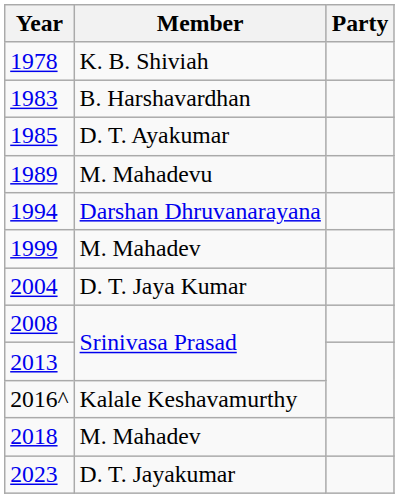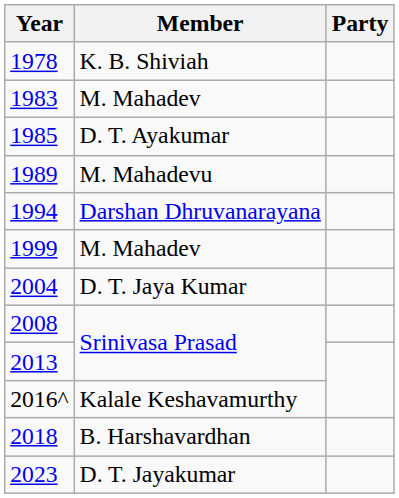(165, 98) B. Harshavardhan -> (140, 98) M. Mahadev
(140, 436) M. Mahadev -> (165, 436) B. Harshavardhan
